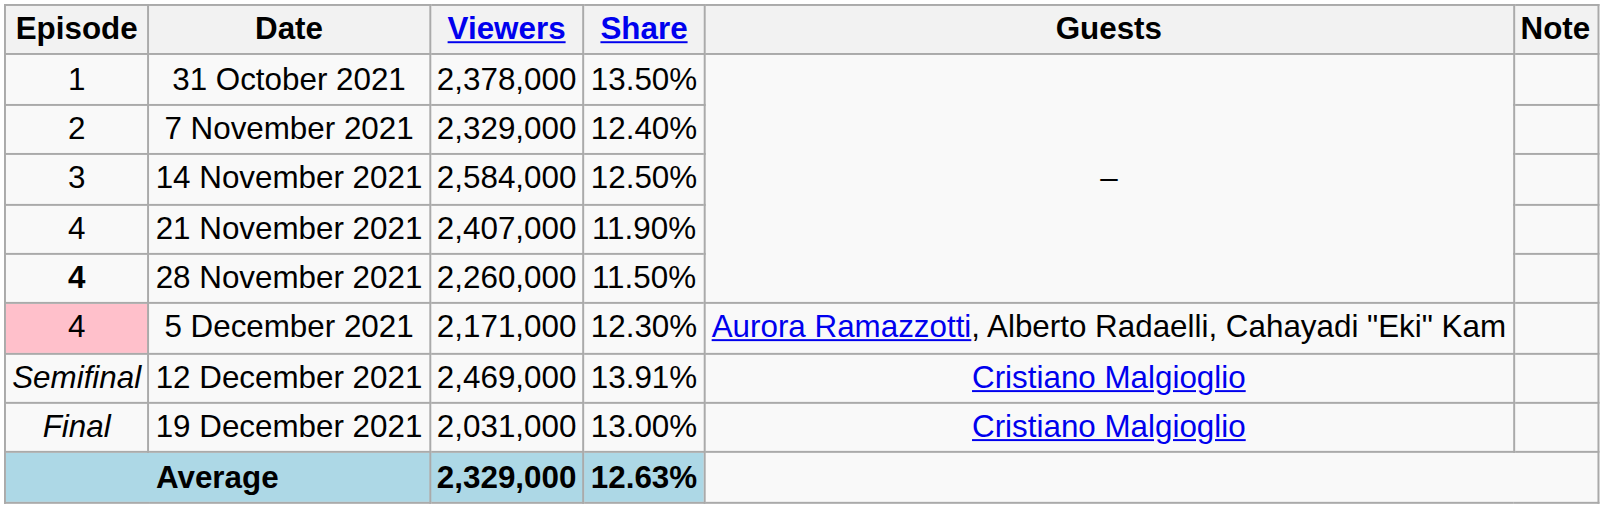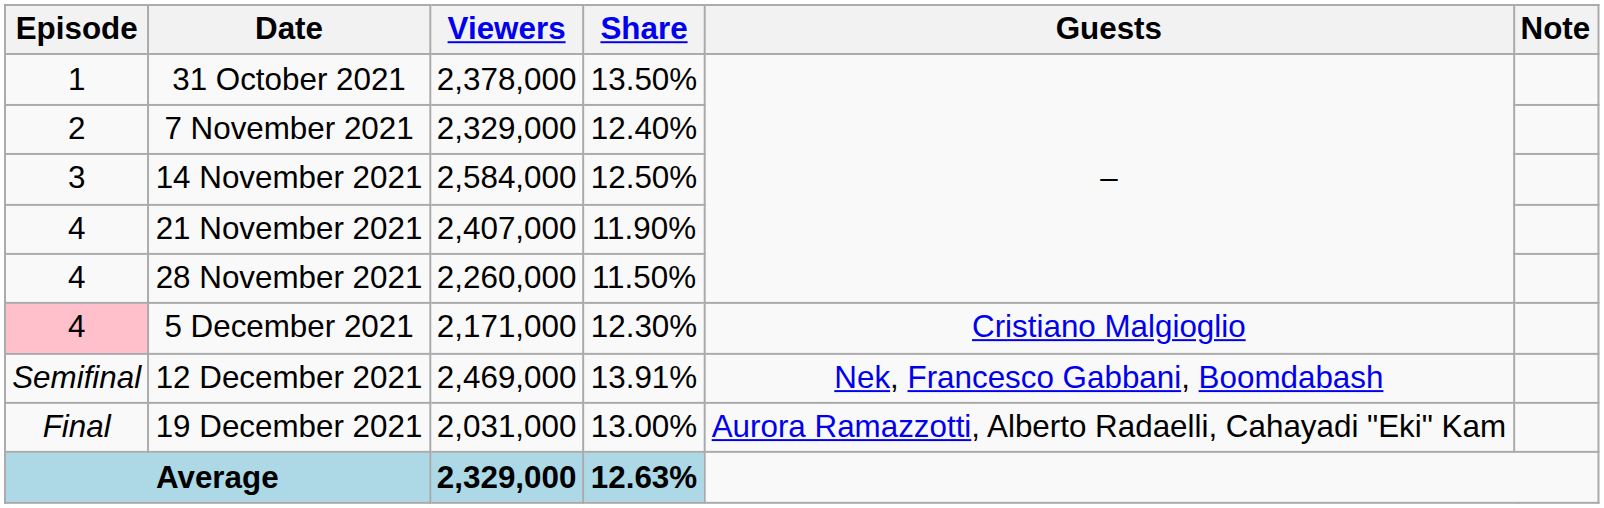(77, 279) bold -> (77, 279) normal
(1109, 327) Aurora Ramazzotti, Alberto Radaelli, Cahayadi "Eki" Kam -> (1109, 327) Cristiano Malgioglio
(1109, 377) Cristiano Malgioglio -> (1109, 377) Nek, Francesco Gabbani, Boomdabash
(1109, 427) Cristiano Malgioglio -> (1109, 427) Aurora Ramazzotti, Alberto Radaelli, Cahayadi "Eki" Kam
